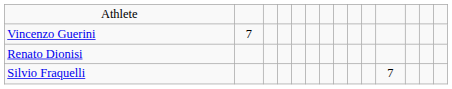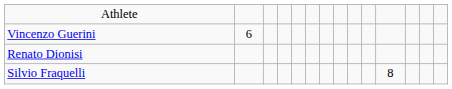(249, 34) 7 -> (249, 34) 6
(390, 73) 7 -> (390, 73) 8
